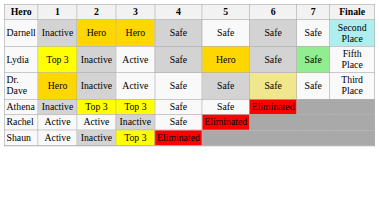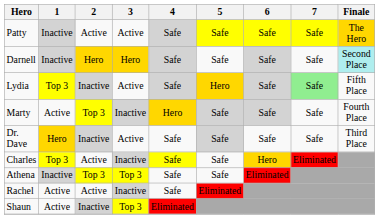+ row: (17, 33)
+ row: (18, 112)
(273, 86) khaki background -> (267, 139) no background
+ row: (21, 160)
